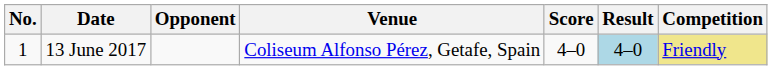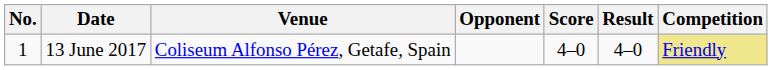columns swapped: (392, 19) <-> (195, 19)
(628, 49) lightblue background -> (628, 49) no background
